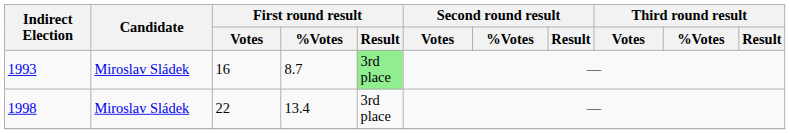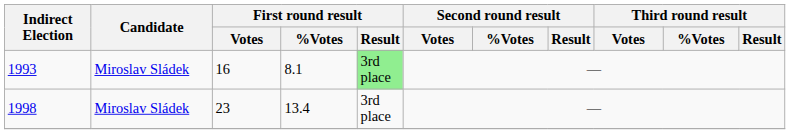(294, 69) 8.7 -> (294, 69) 8.1
(223, 108) 22 -> (223, 108) 23
